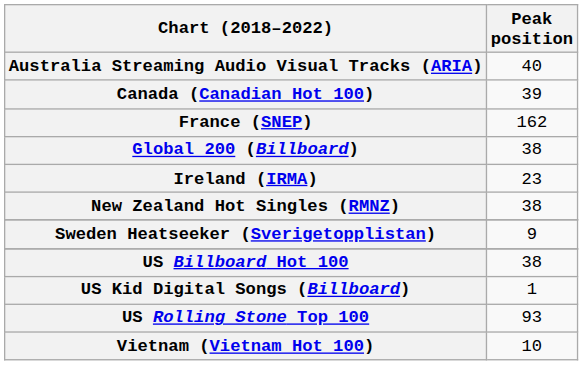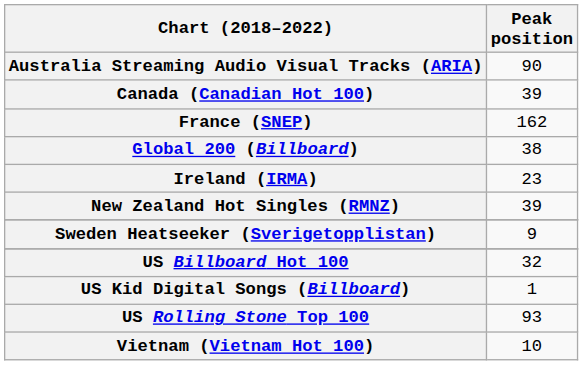(532, 66) 40 -> (532, 66) 90
(532, 206) 38 -> (532, 206) 39
(532, 262) 38 -> (532, 262) 32
